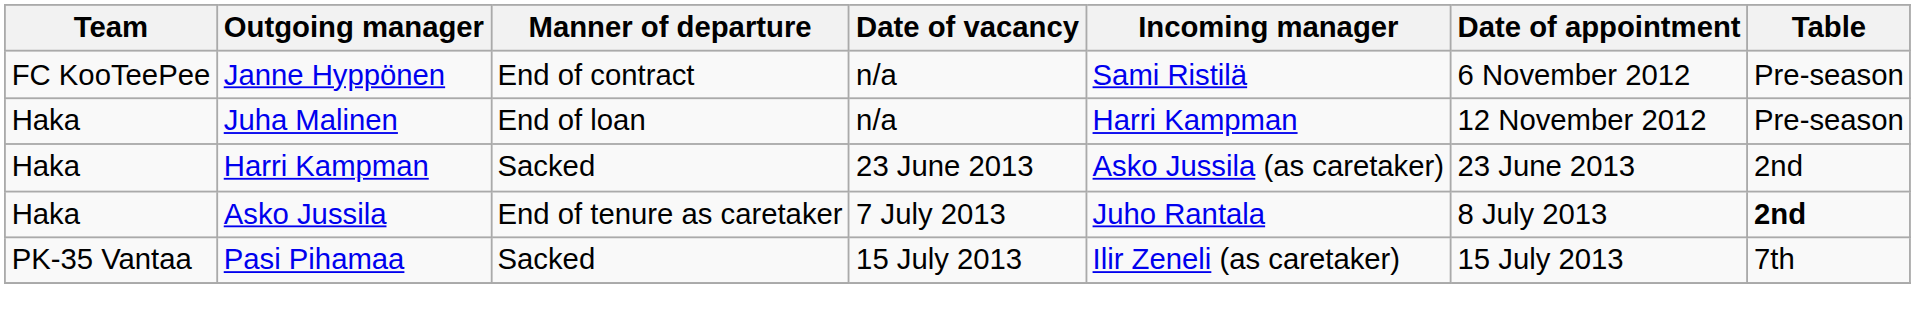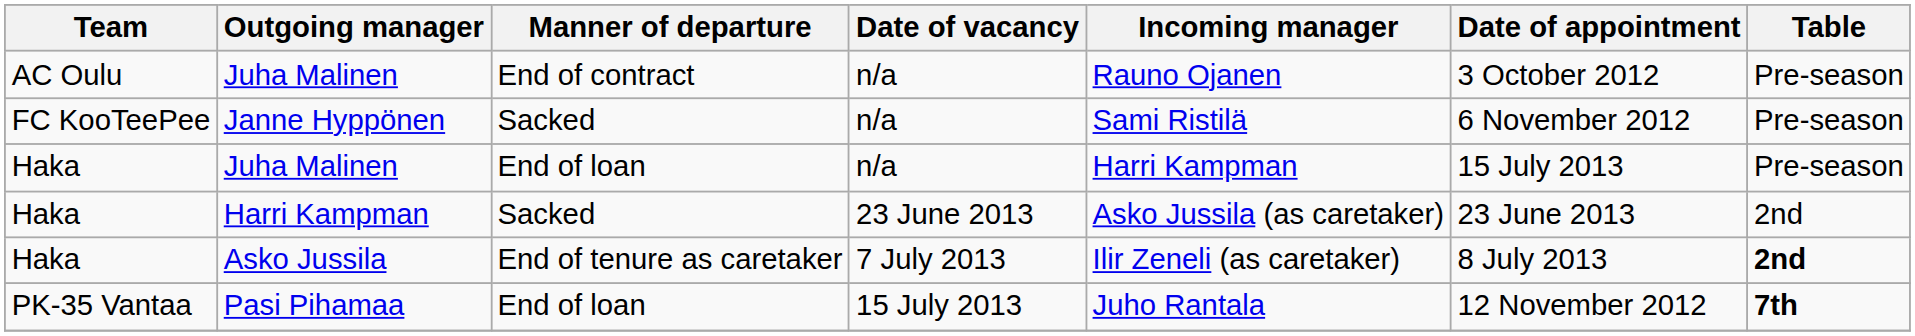+ row: (67, 74)
(596, 74) End of contract -> (546, 120) Sacked
(1582, 120) 12 November 2012 -> (1541, 167) 15 July 2013
(1179, 213) Juho Rantala -> (1246, 259) Ilir Zeneli (as caretaker)
(546, 259) Sacked -> (572, 306) End of loan
(1246, 259) Ilir Zeneli (as caretaker) -> (1179, 306) Juho Rantala
(1541, 259) 15 July 2013 -> (1582, 306) 12 November 2012
(1774, 259) normal -> (1776, 306) bold
